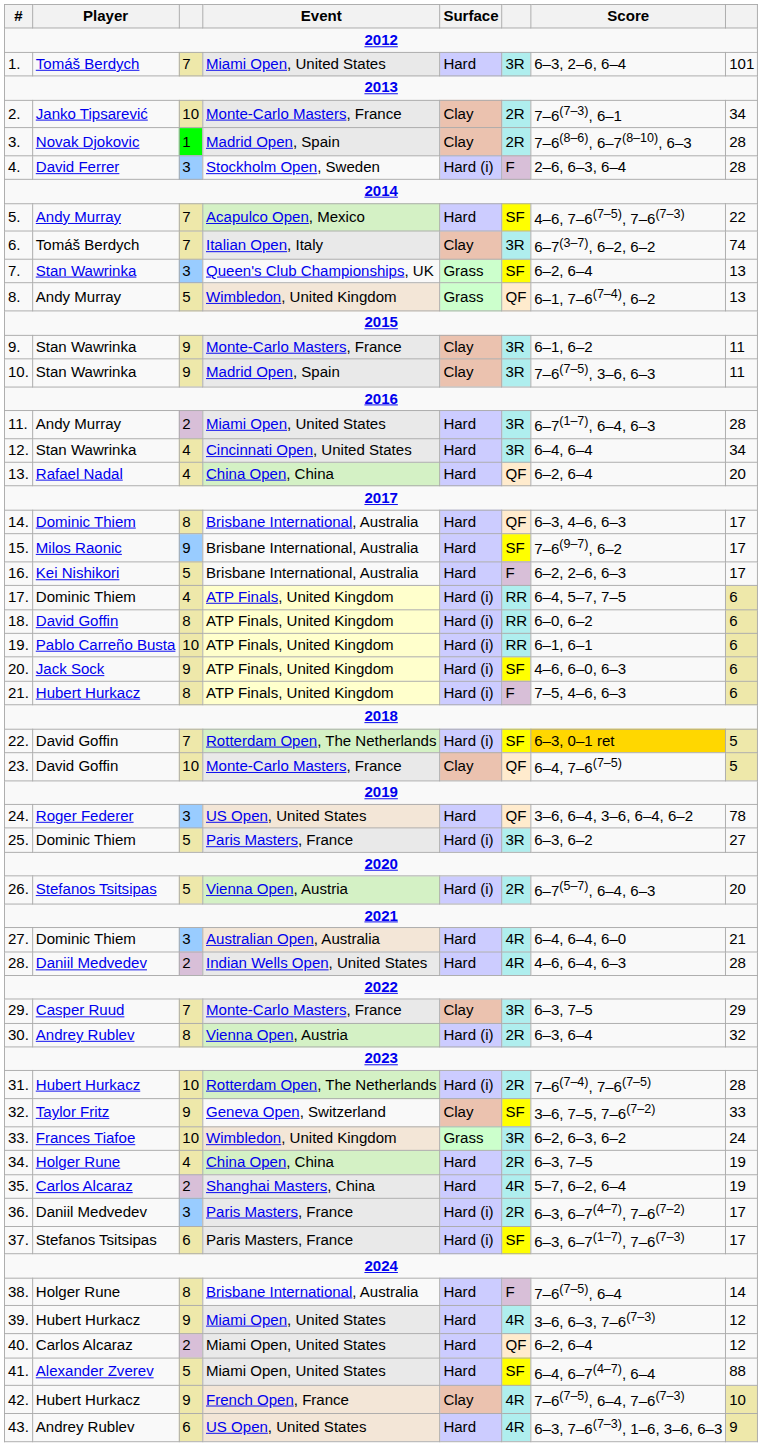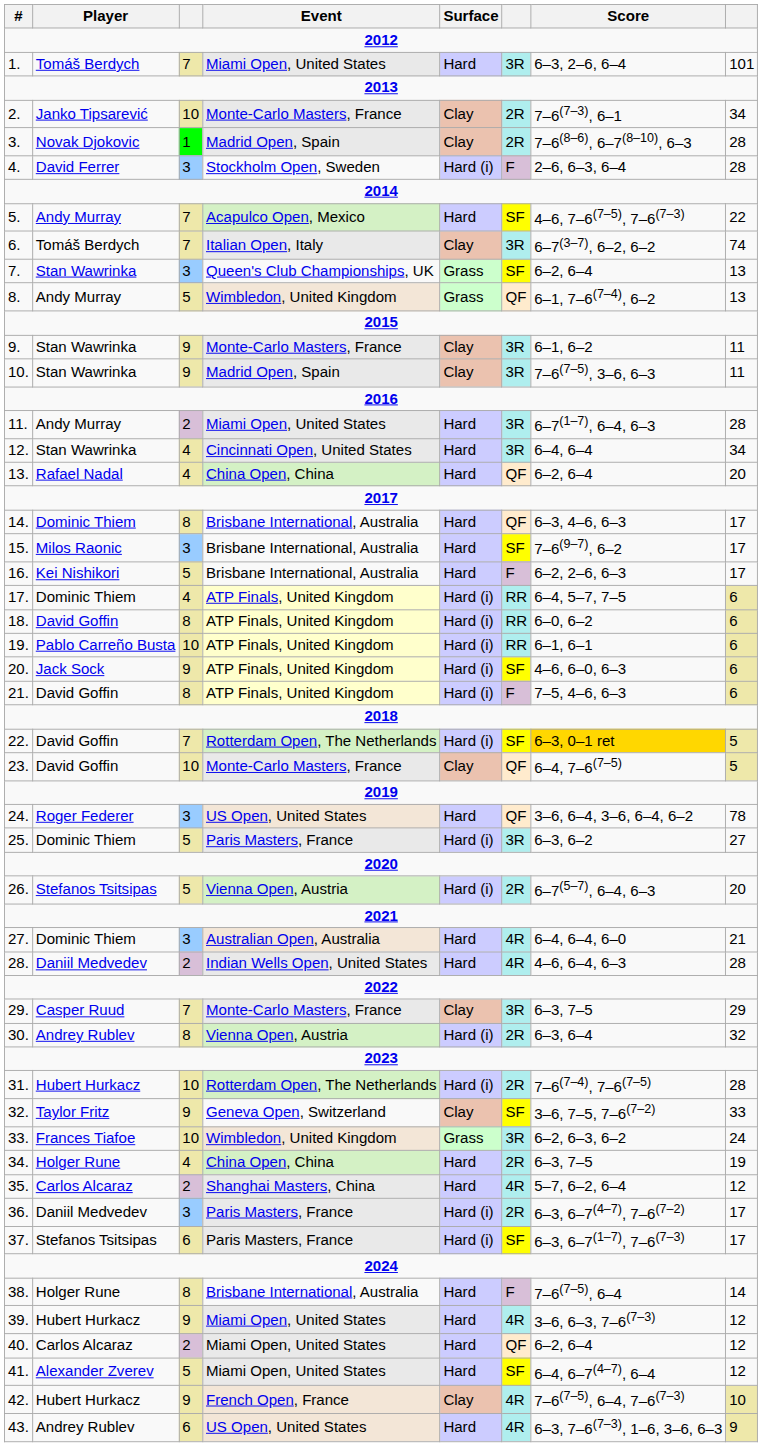(187, 547) 9 -> (187, 547) 3
(88, 692) Hubert Hurkacz -> (77, 692) David Goffin
(738, 1186) 19 -> (738, 1186) 12
(738, 1371) 88 -> (738, 1371) 12
